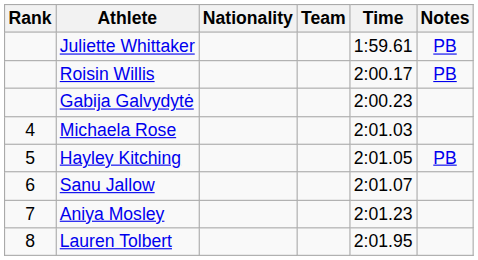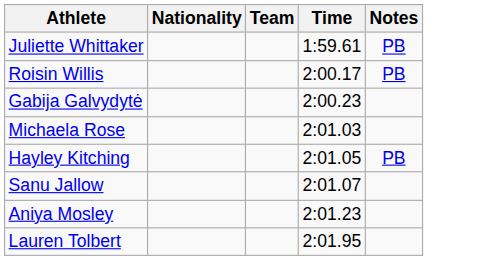- column: (30, 18)
